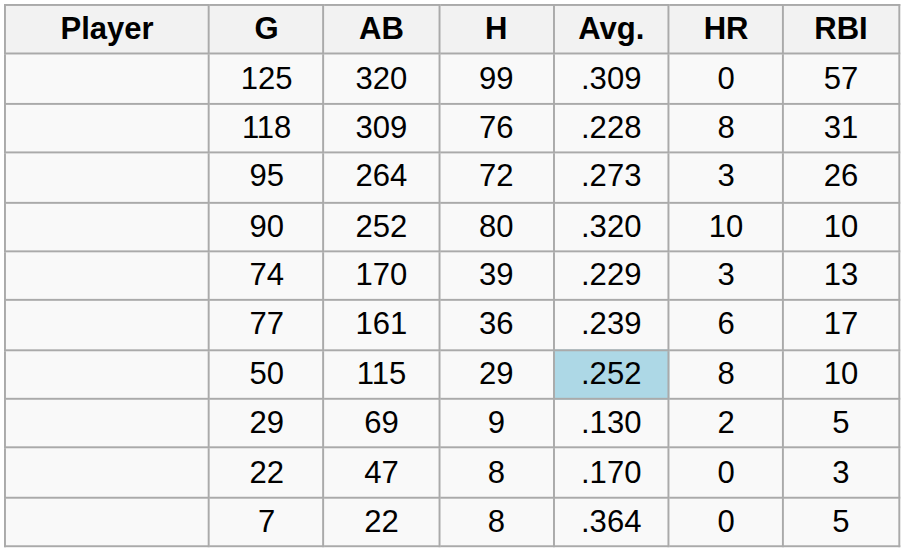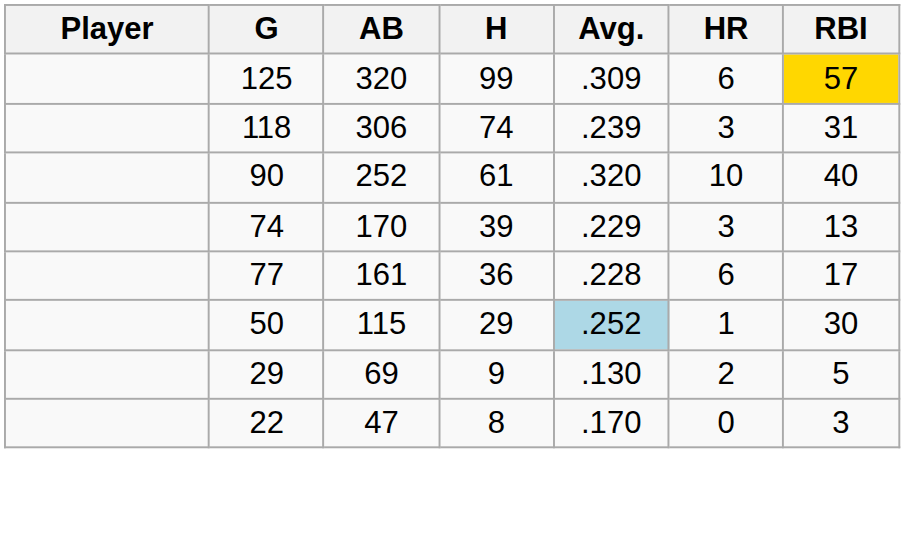(726, 78) 0 -> (726, 78) 6
(841, 78) no background -> (841, 78) gold background
(381, 127) 309 -> (381, 127) 306
(496, 127) 76 -> (496, 127) 74
(611, 127) .228 -> (611, 127) .239
(726, 127) 8 -> (726, 127) 3
- row: (267, 176)
(496, 226) 80 -> (496, 176) 61
(841, 226) 10 -> (841, 176) 40
(611, 324) .239 -> (611, 275) .228
(726, 373) 8 -> (726, 324) 1
(841, 373) 10 -> (841, 324) 30
- row: (267, 521)
